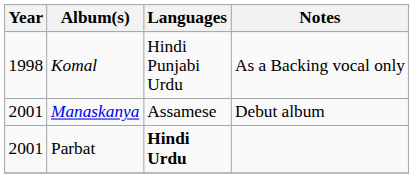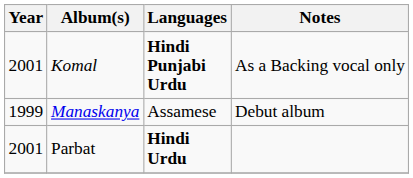(26, 65) 1998 -> (26, 65) 2001
(174, 65) normal -> (177, 65) bold
(26, 111) 2001 -> (26, 111) 1999
